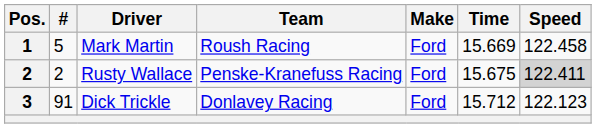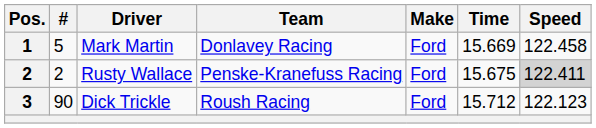(255, 46) Roush Racing -> (266, 46) Donlavey Racing
(63, 102) 91 -> (63, 102) 90
(266, 102) Donlavey Racing -> (255, 102) Roush Racing
